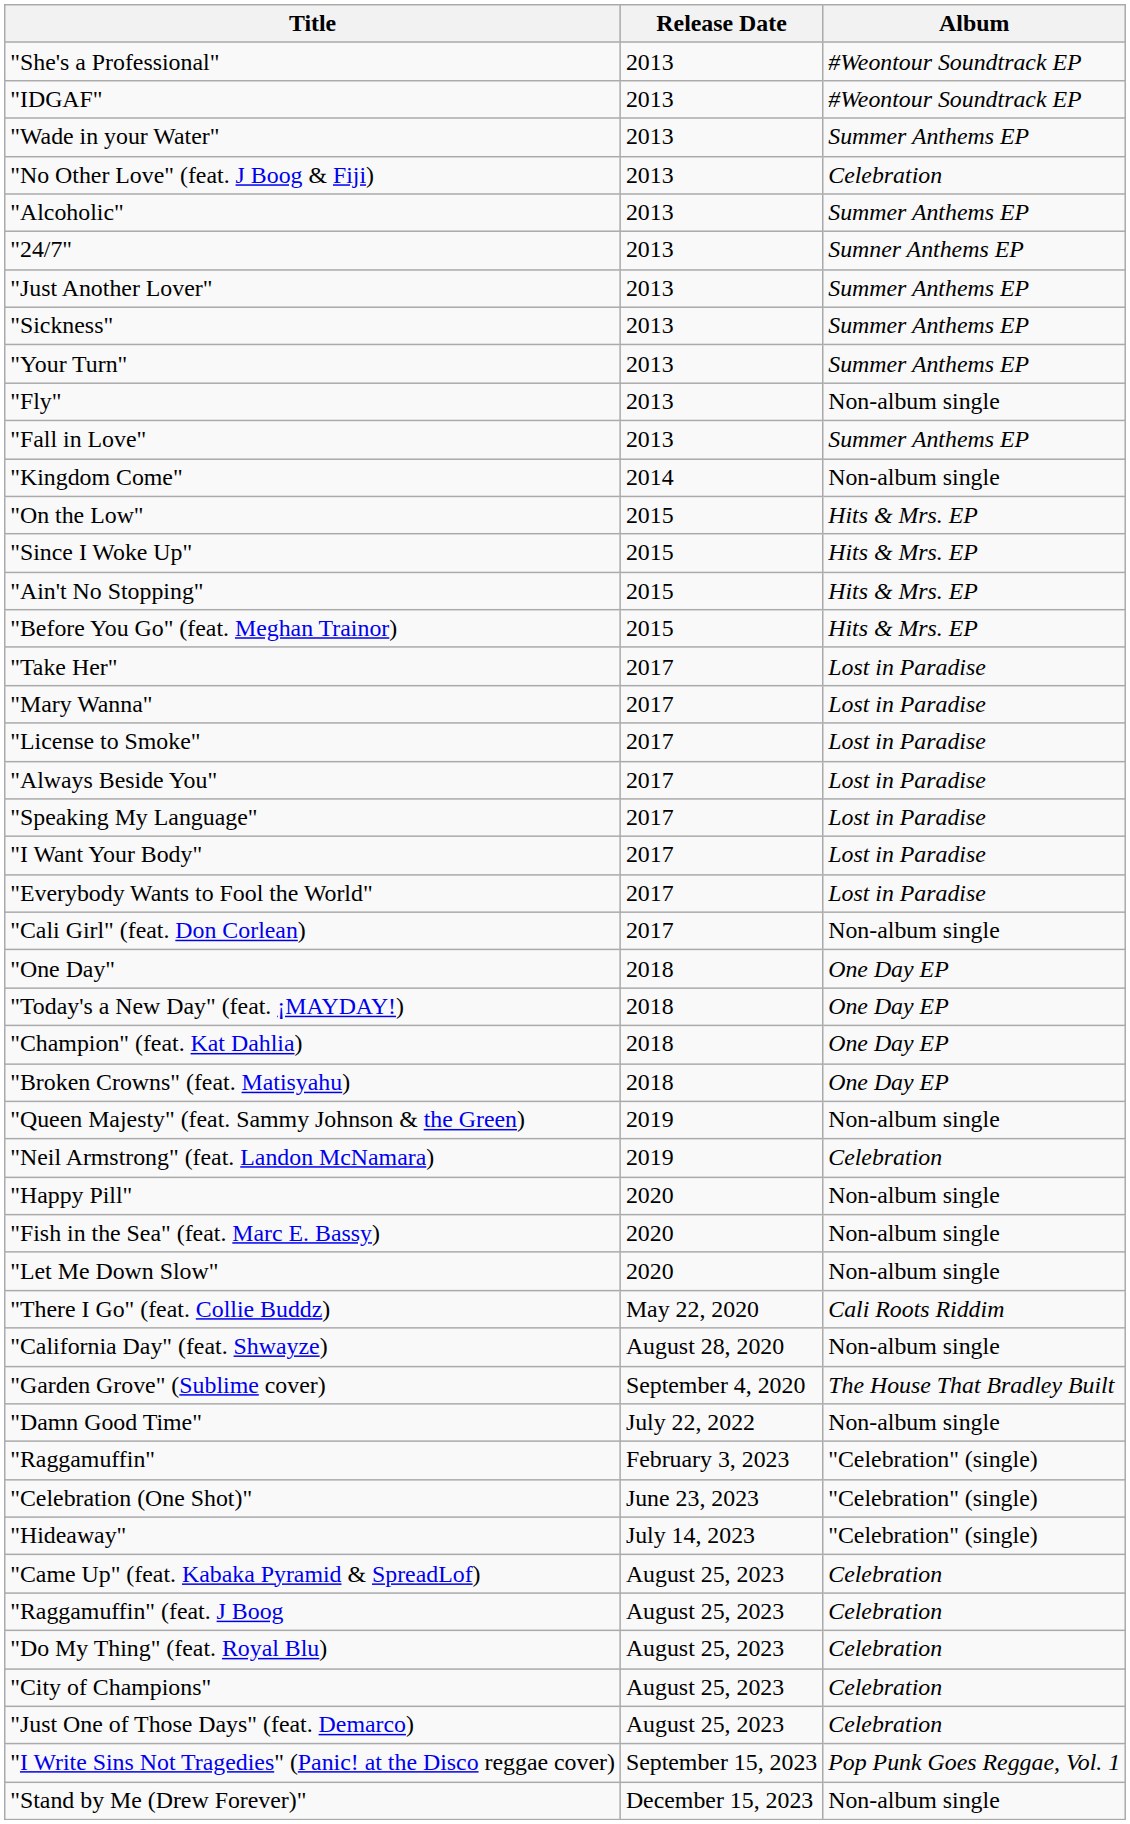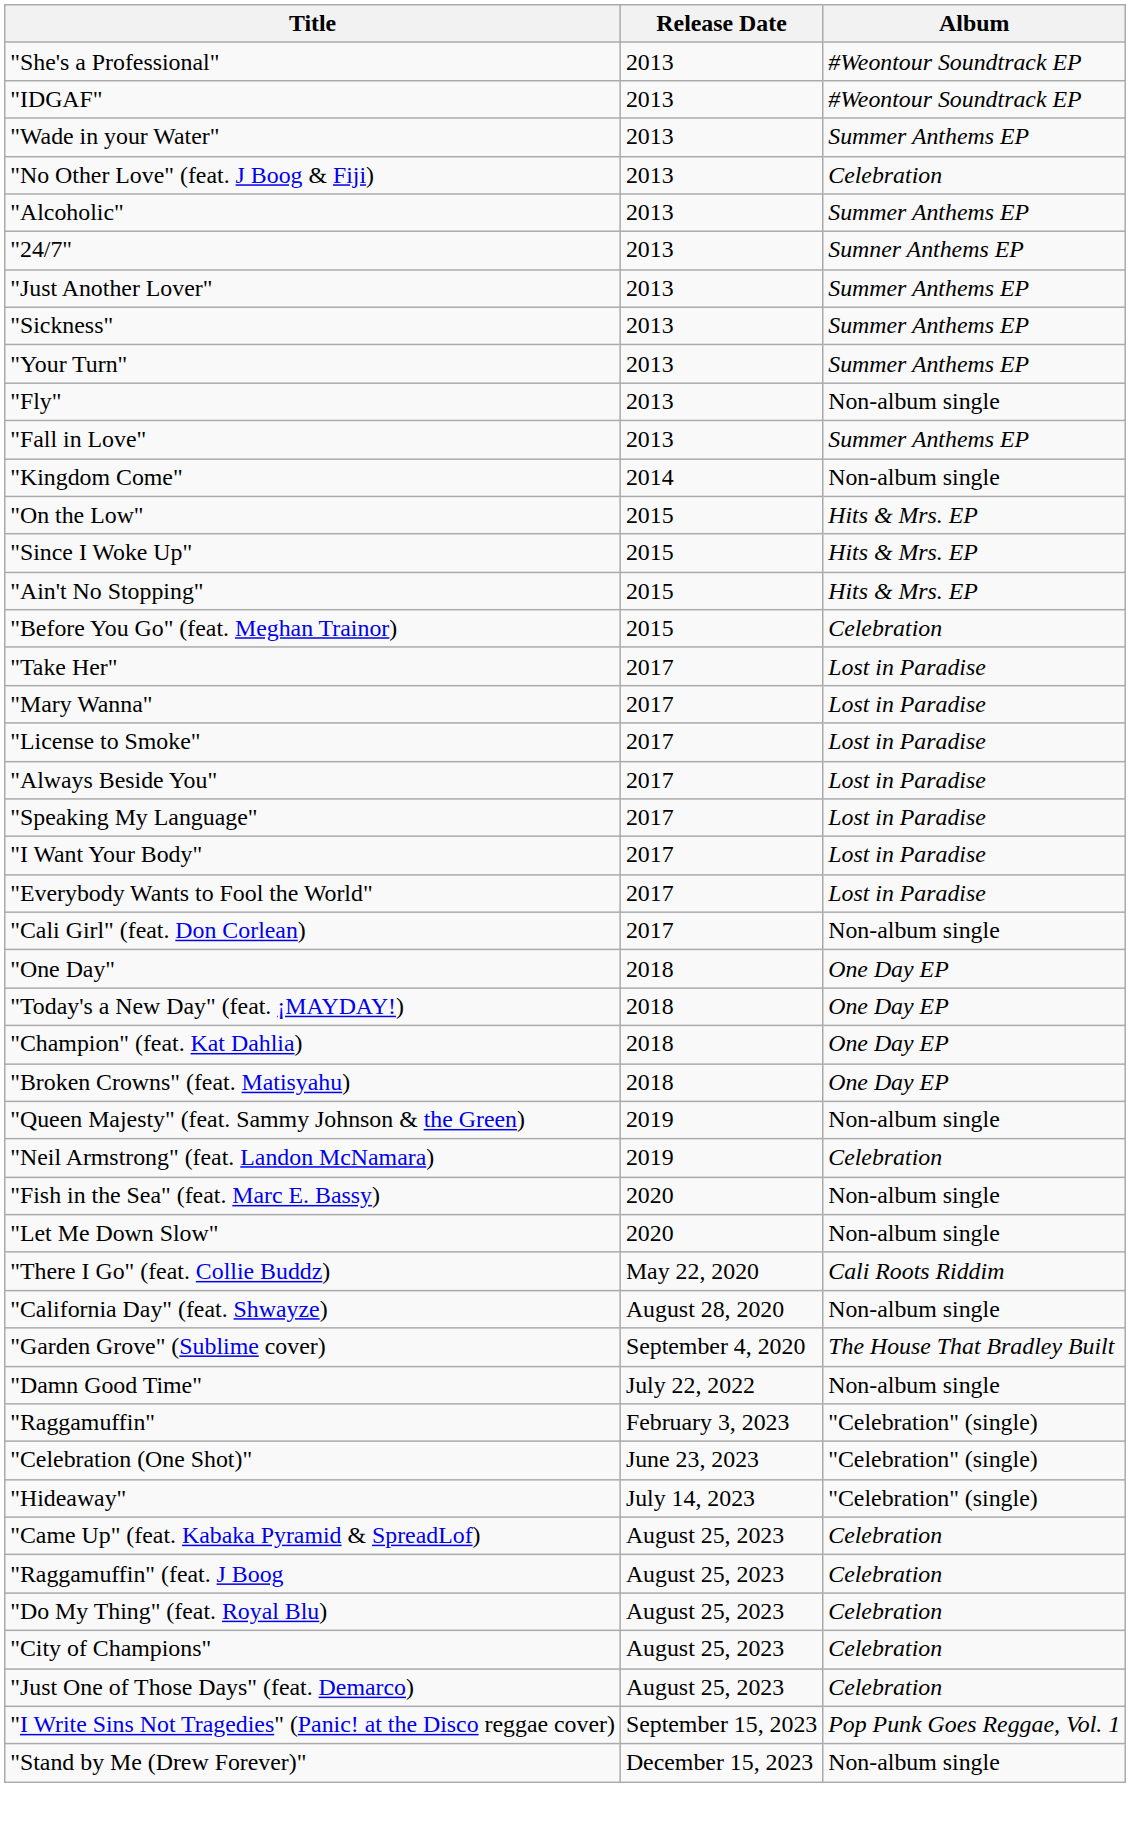(903, 628) Hits & Mrs. EP -> (885, 628) Celebration
- row: (71, 1195)
